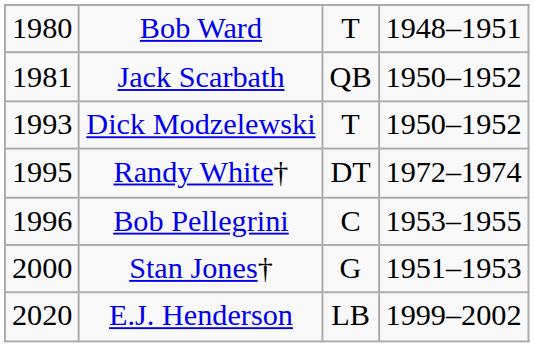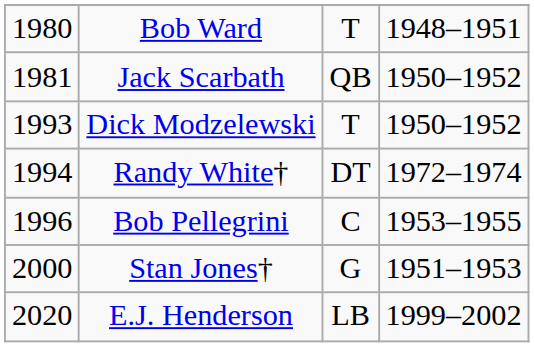(42, 172) 1995 -> (42, 172) 1994
